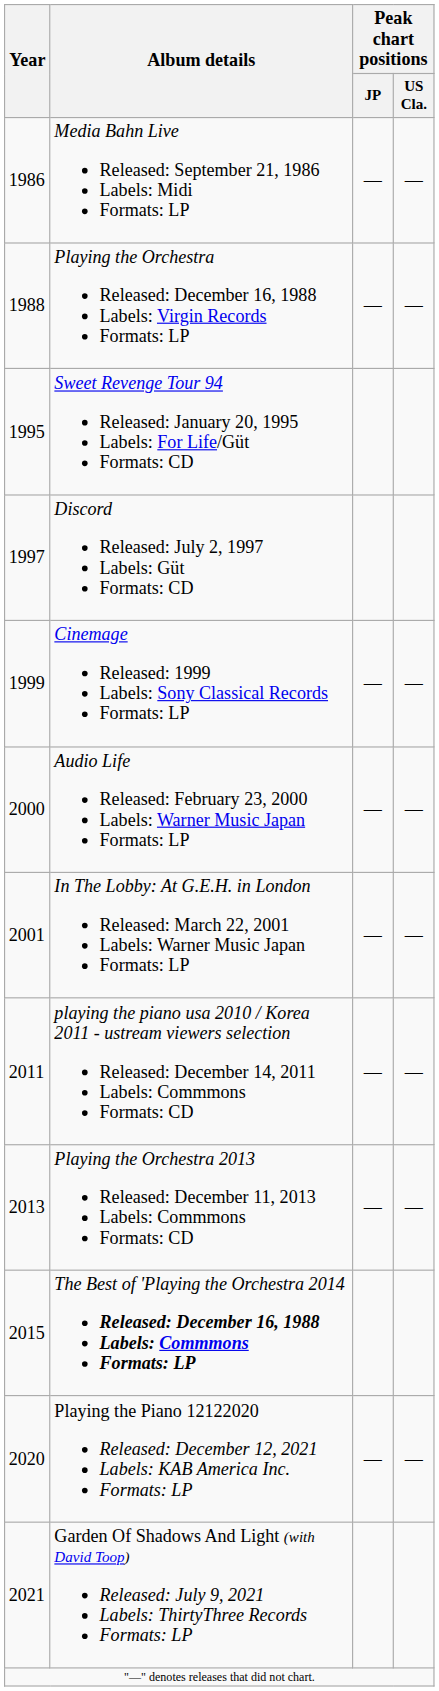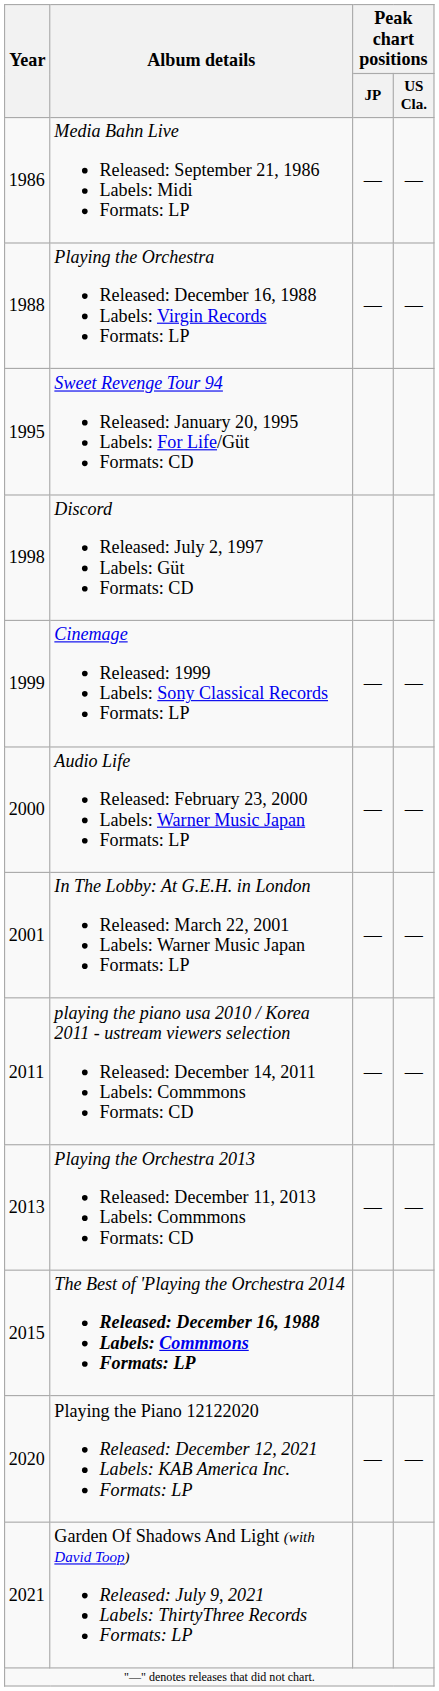(27, 557) 1997 -> (27, 557) 1998
